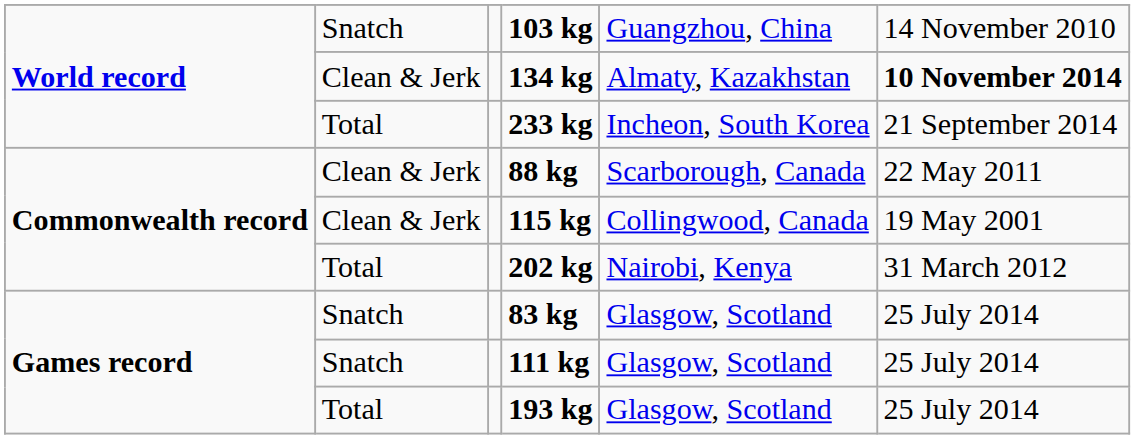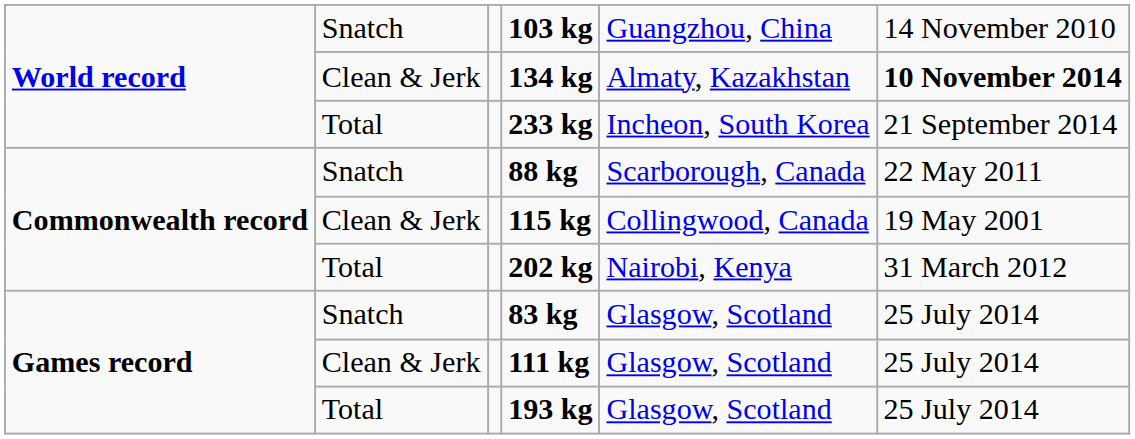(401, 171) Clean & Jerk -> (363, 171) Snatch
(363, 362) Snatch -> (401, 362) Clean & Jerk
